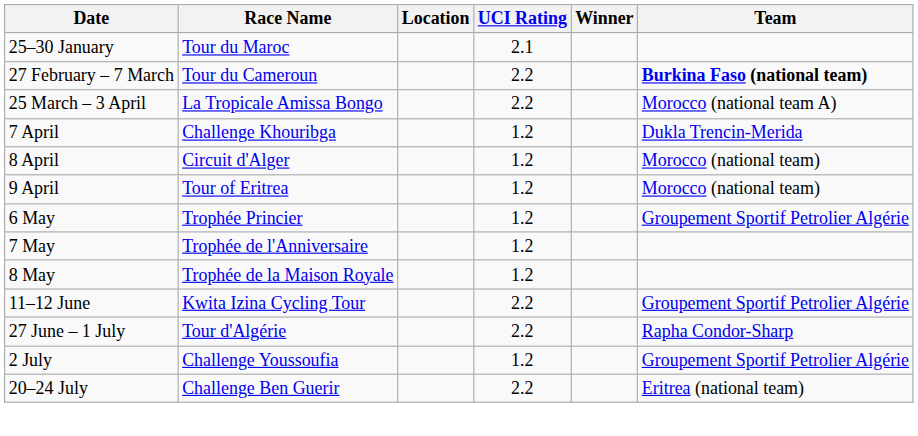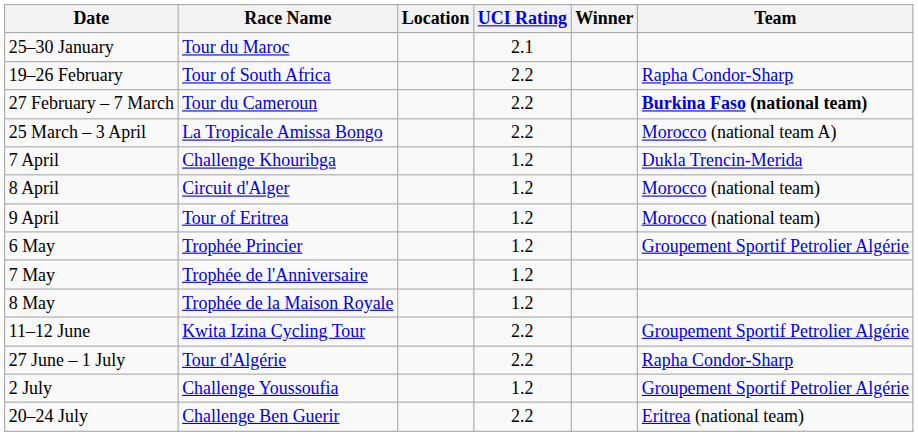+ row: (66, 75)
